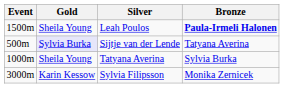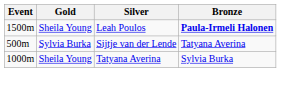(65, 43) lavender background -> (65, 43) no background
- row: (132, 75)
